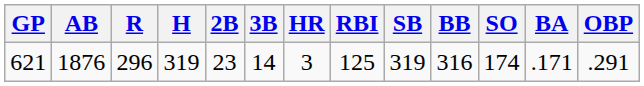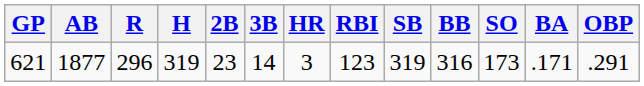(81, 61) 1876 -> (81, 61) 1877
(357, 61) 125 -> (357, 61) 123
(502, 61) 174 -> (502, 61) 173
